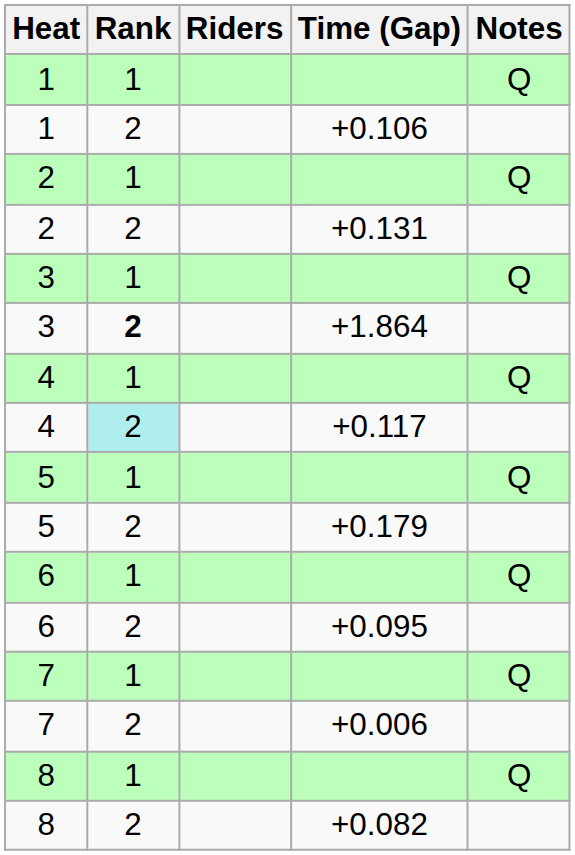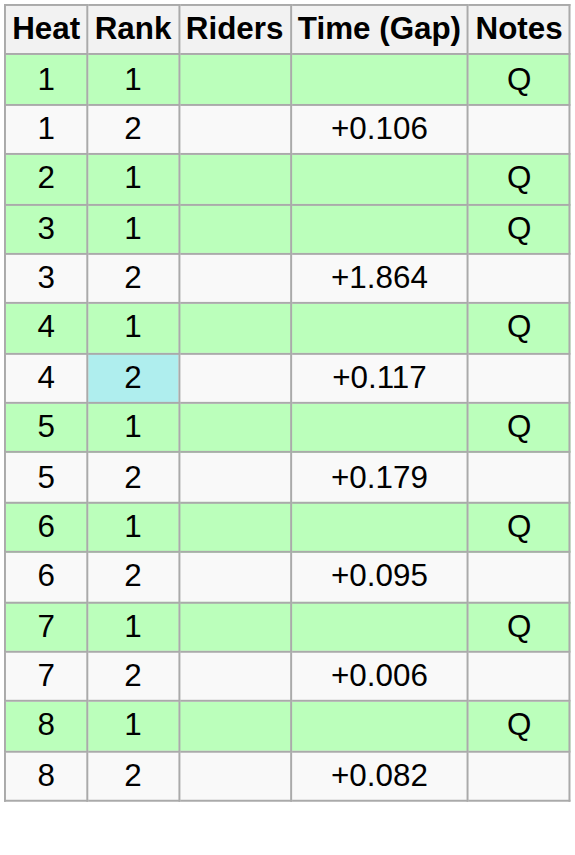- row: (46, 228)
(133, 327) bold -> (133, 278) normal
